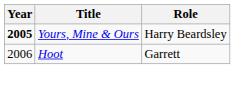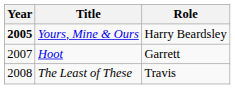(20, 53) 2006 -> (20, 53) 2007
+ row: (85, 73)
